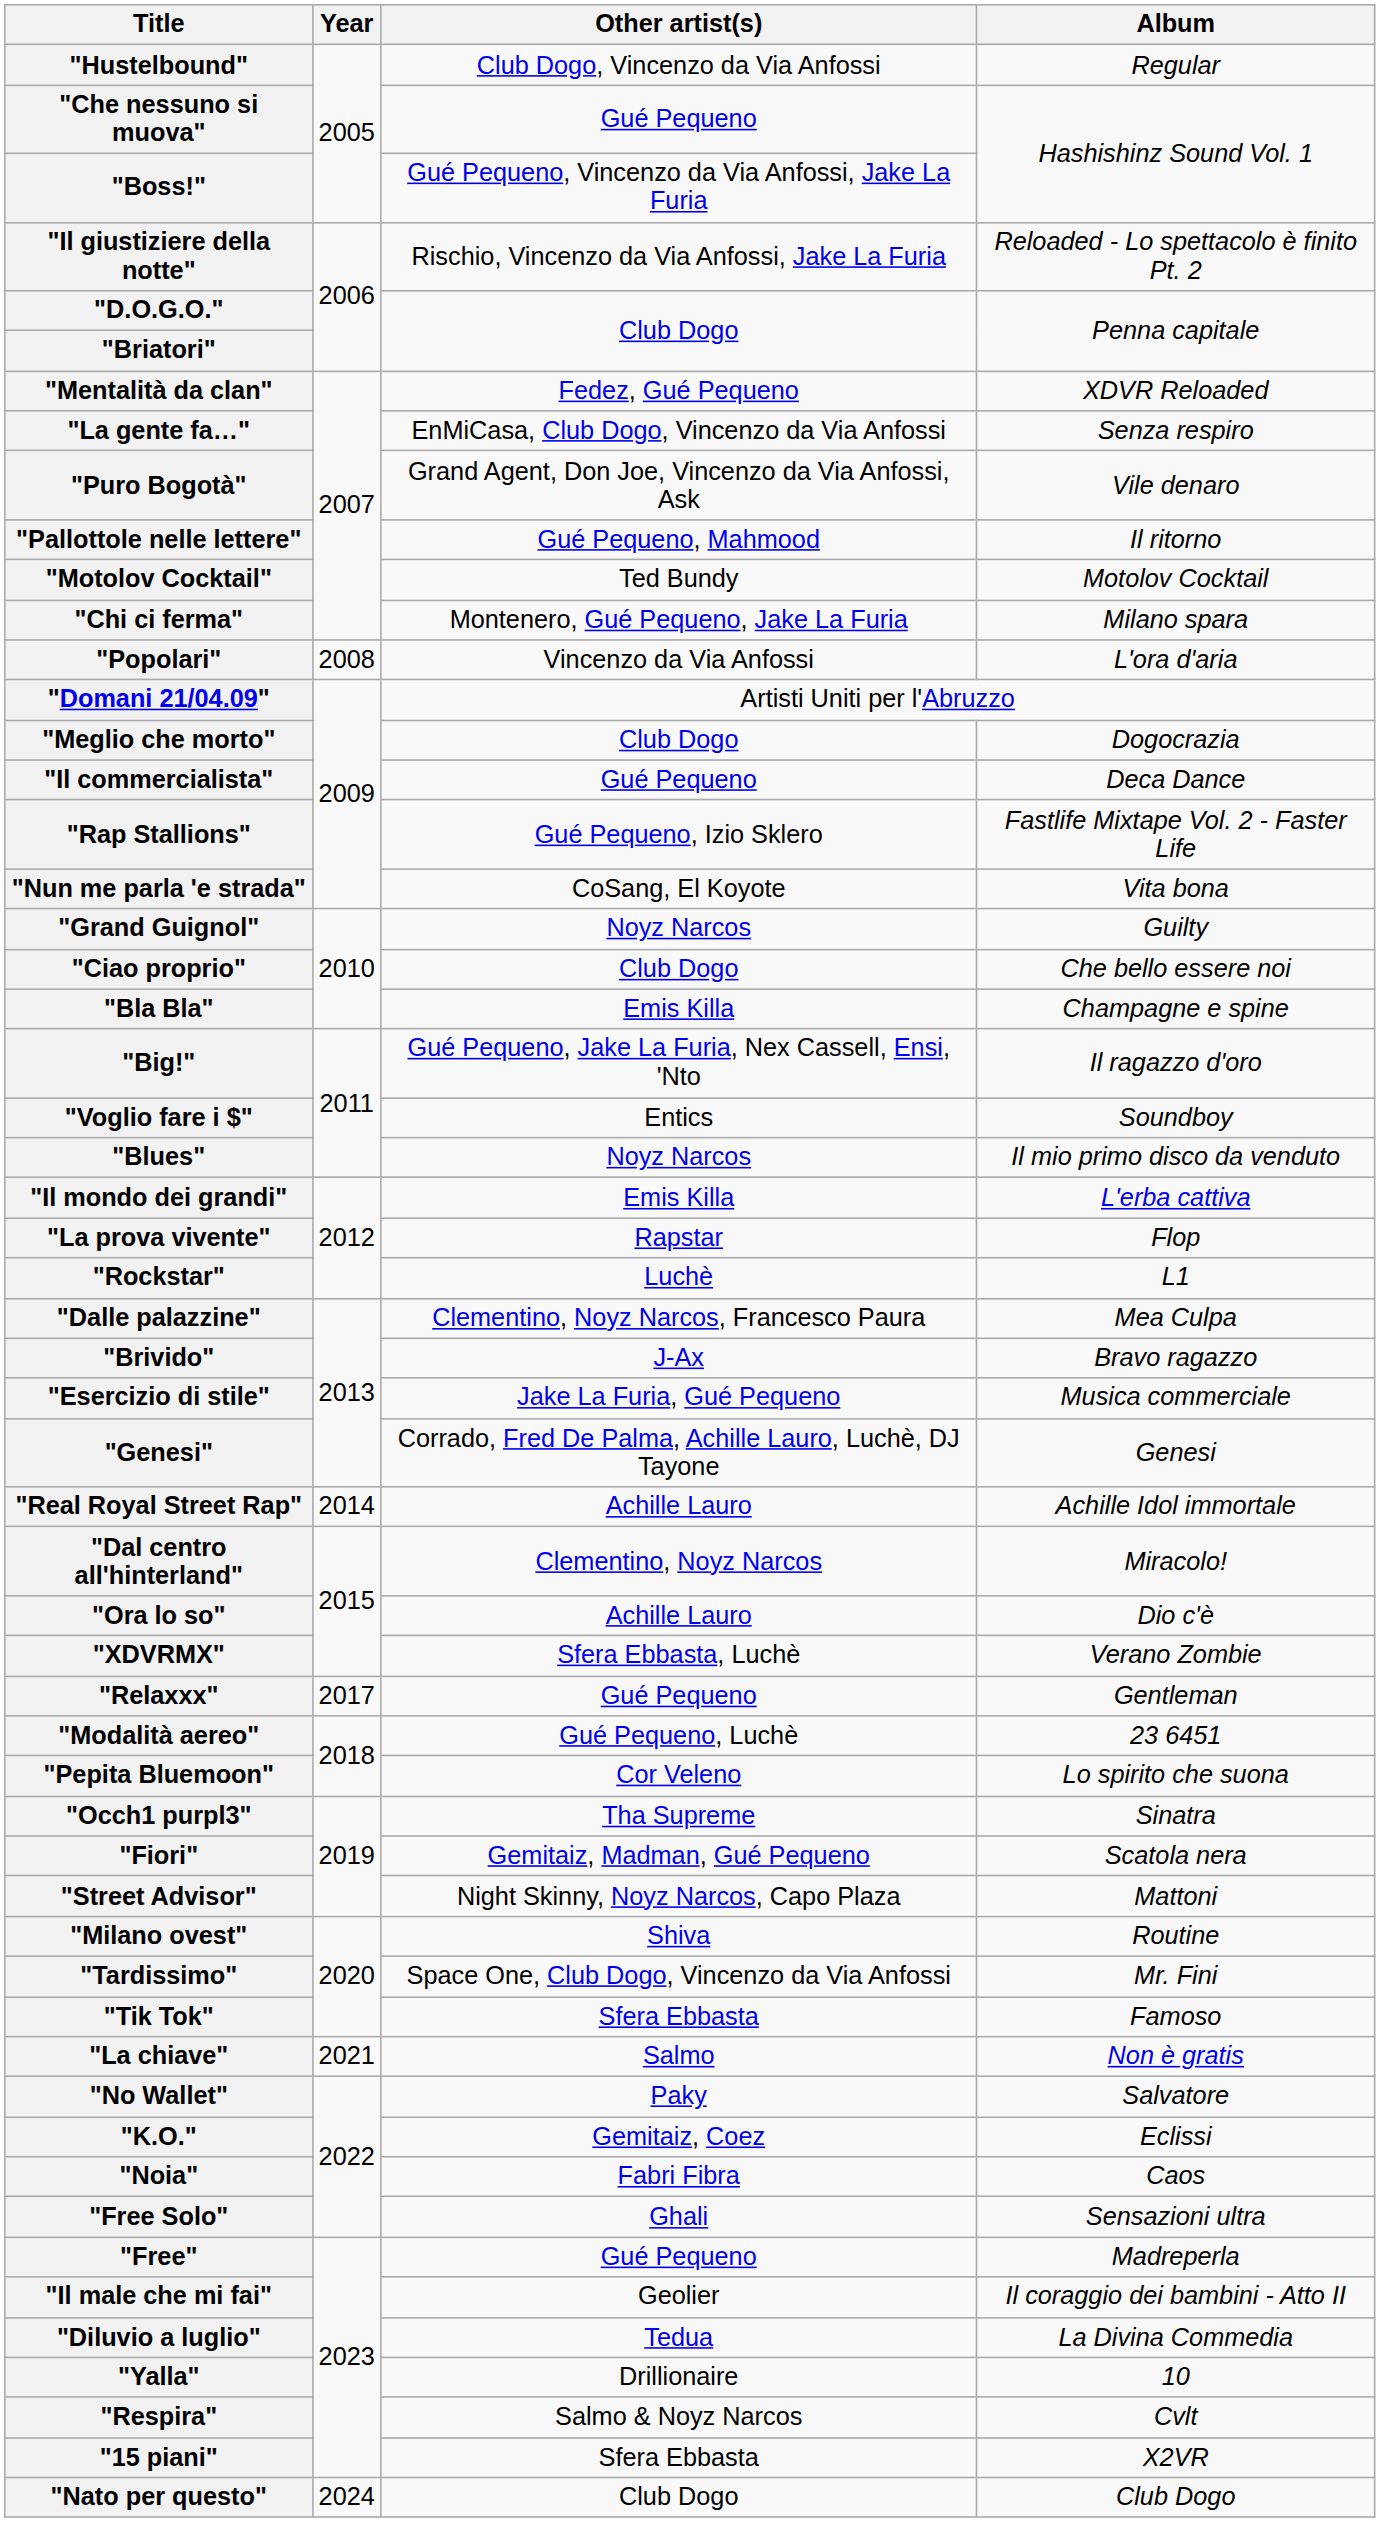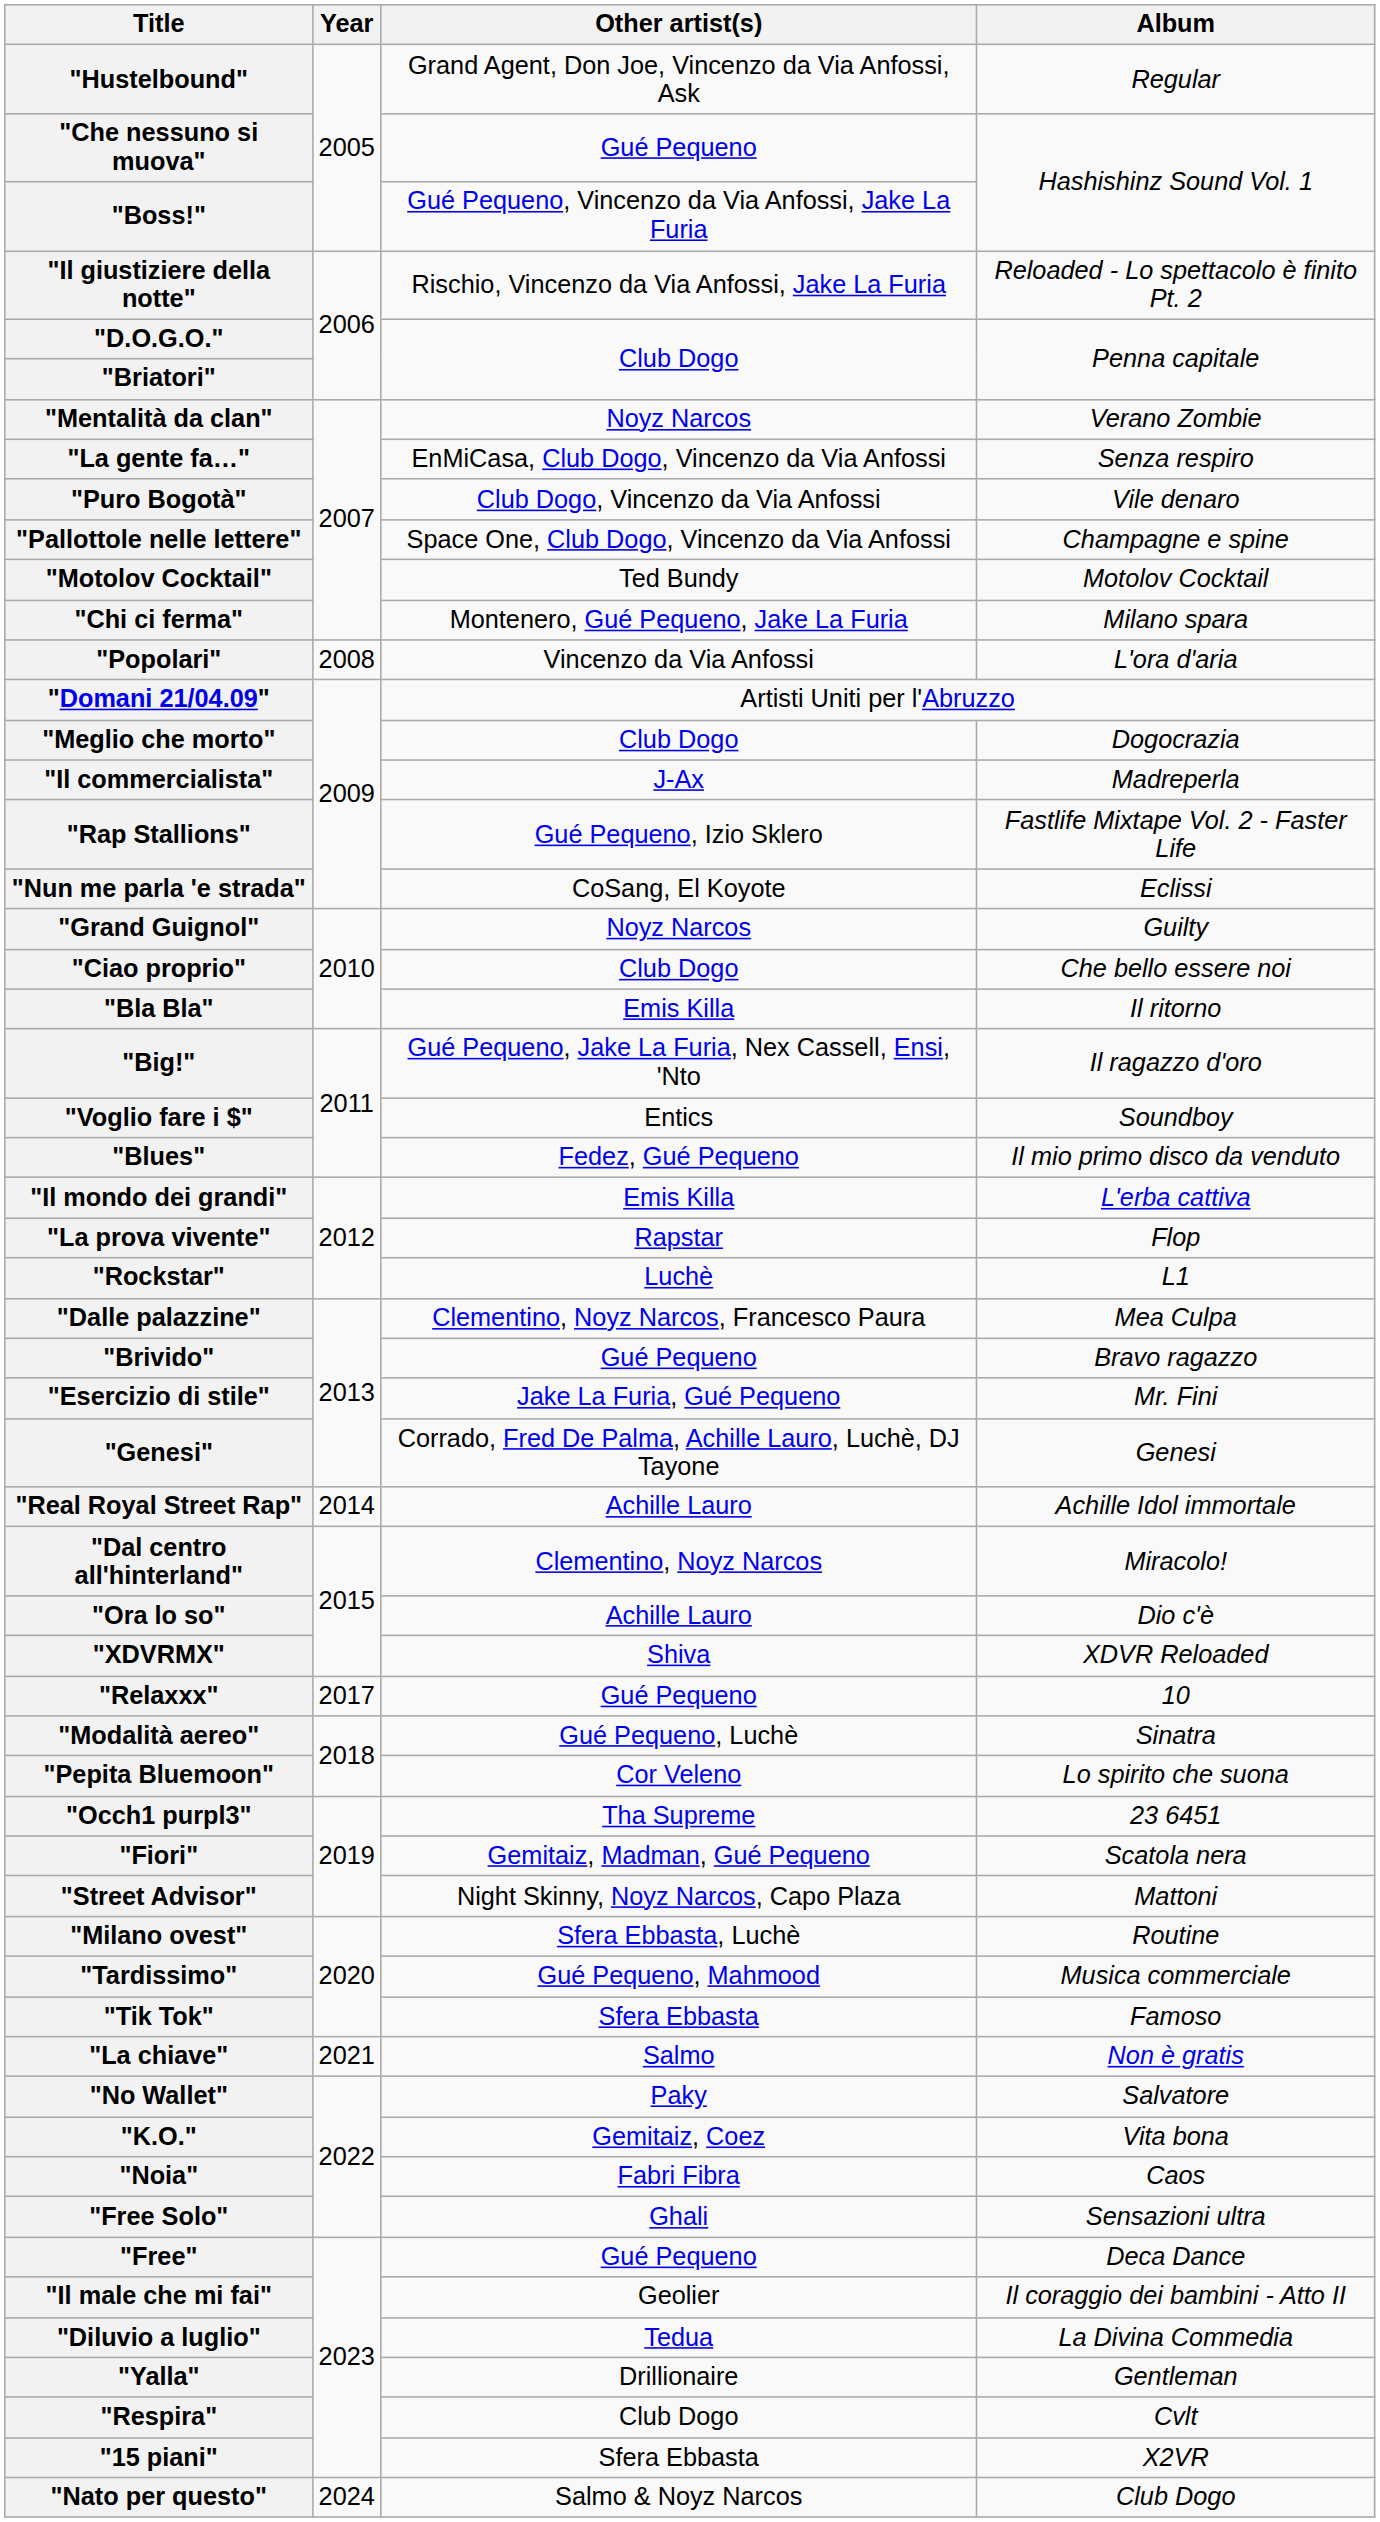(679, 64) Club Dogo, Vincenzo da Via Anfossi -> (679, 78) Grand Agent, Don Joe, Vincenzo da Via Anfossi, Ask
(679, 390) Fedez, Gué Pequeno -> (679, 418) Noyz Narcos
(1176, 390) XDVR Reloaded -> (1176, 418) Verano Zombie
(679, 484) Grand Agent, Don Joe, Vincenzo da Via Anfossi, Ask -> (679, 499) Club Dogo, Vincenzo da Via Anfossi
(679, 539) Gué Pequeno, Mahmood -> (679, 539) Space One, Club Dogo, Vincenzo da Via Anfossi
(1176, 539) Il ritorno -> (1176, 539) Champagne e spine
(679, 779) Gué Pequeno -> (679, 779) J-Ax
(1176, 779) Deca Dance -> (1176, 779) Madreperla
(1176, 888) Vita bona -> (1176, 888) Eclissi
(1176, 1008) Champagne e spine -> (1176, 1008) Il ritorno
(679, 1157) Noyz Narcos -> (679, 1157) Fedez, Gué Pequeno
(679, 1357) J-Ax -> (679, 1357) Gué Pequeno
(1176, 1397) Musica commerciale -> (1176, 1397) Mr. Fini
(679, 1655) Sfera Ebbasta, Luchè -> (679, 1655) Shiva
(1176, 1655) Verano Zombie -> (1176, 1655) XDVR Reloaded
(1176, 1695) Gentleman -> (1176, 1695) 10
(1176, 1735) 23 6451 -> (1176, 1735) Sinatra
(1176, 1815) Sinatra -> (1176, 1815) 23 6451
(679, 1935) Shiva -> (679, 1935) Sfera Ebbasta, Luchè
(679, 1976) Space One, Club Dogo, Vincenzo da Via Anfossi -> (679, 1976) Gué Pequeno, Mahmood
(1176, 1976) Mr. Fini -> (1176, 1976) Musica commerciale
(1176, 2136) Eclissi -> (1176, 2136) Vita bona
(1176, 2256) Madreperla -> (1176, 2256) Deca Dance
(1176, 2376) 10 -> (1176, 2376) Gentleman
(679, 2417) Salmo & Noyz Narcos -> (679, 2417) Club Dogo
(679, 2497) Club Dogo -> (679, 2497) Salmo & Noyz Narcos
